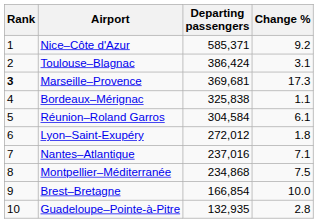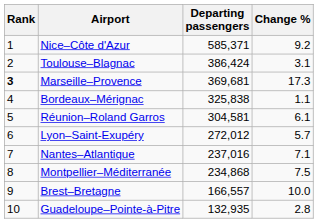(229, 117) 304,584 -> (229, 117) 304,581
(302, 136) 1.8 -> (302, 136) 5.7
(229, 191) 166,854 -> (229, 191) 166,557
